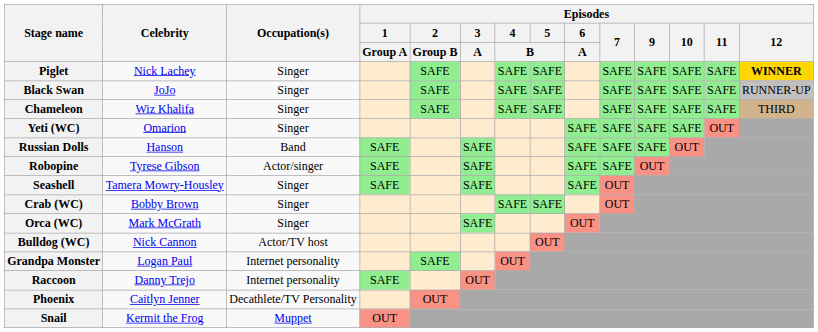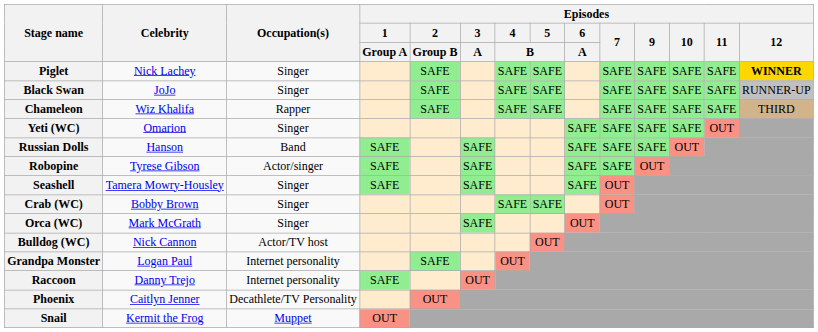(293, 109) Singer -> (293, 109) Rapper
